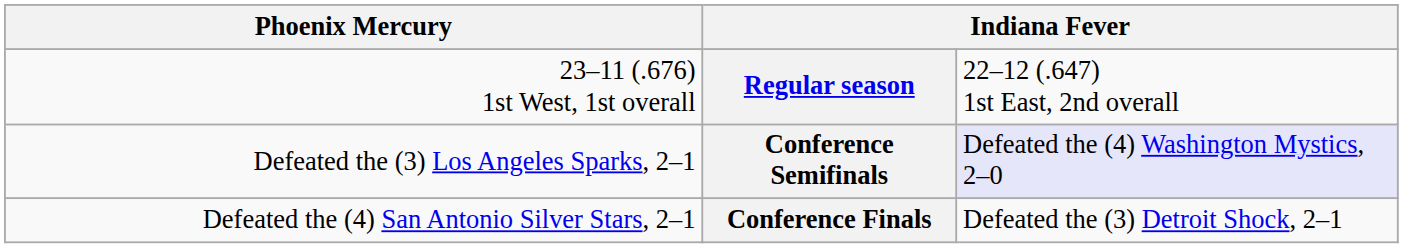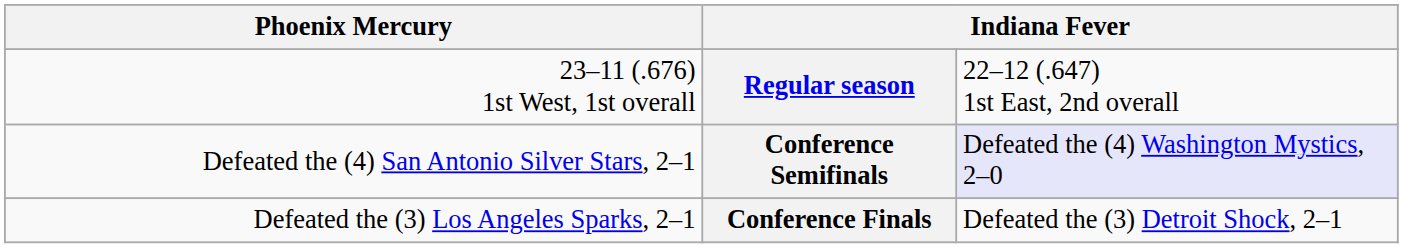(475, 161) Defeated the (3) Los Angeles Sparks, 2–1 -> (449, 161) Defeated the (4) San Antonio Silver Stars, 2–1
(449, 220) Defeated the (4) San Antonio Silver Stars, 2–1 -> (475, 220) Defeated the (3) Los Angeles Sparks, 2–1
